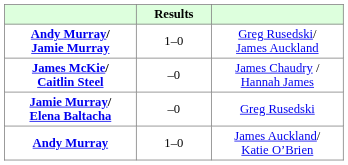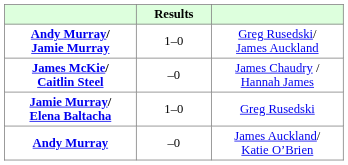(174, 109) –0 -> (174, 109) 1–0
(174, 143) 1–0 -> (174, 143) –0
